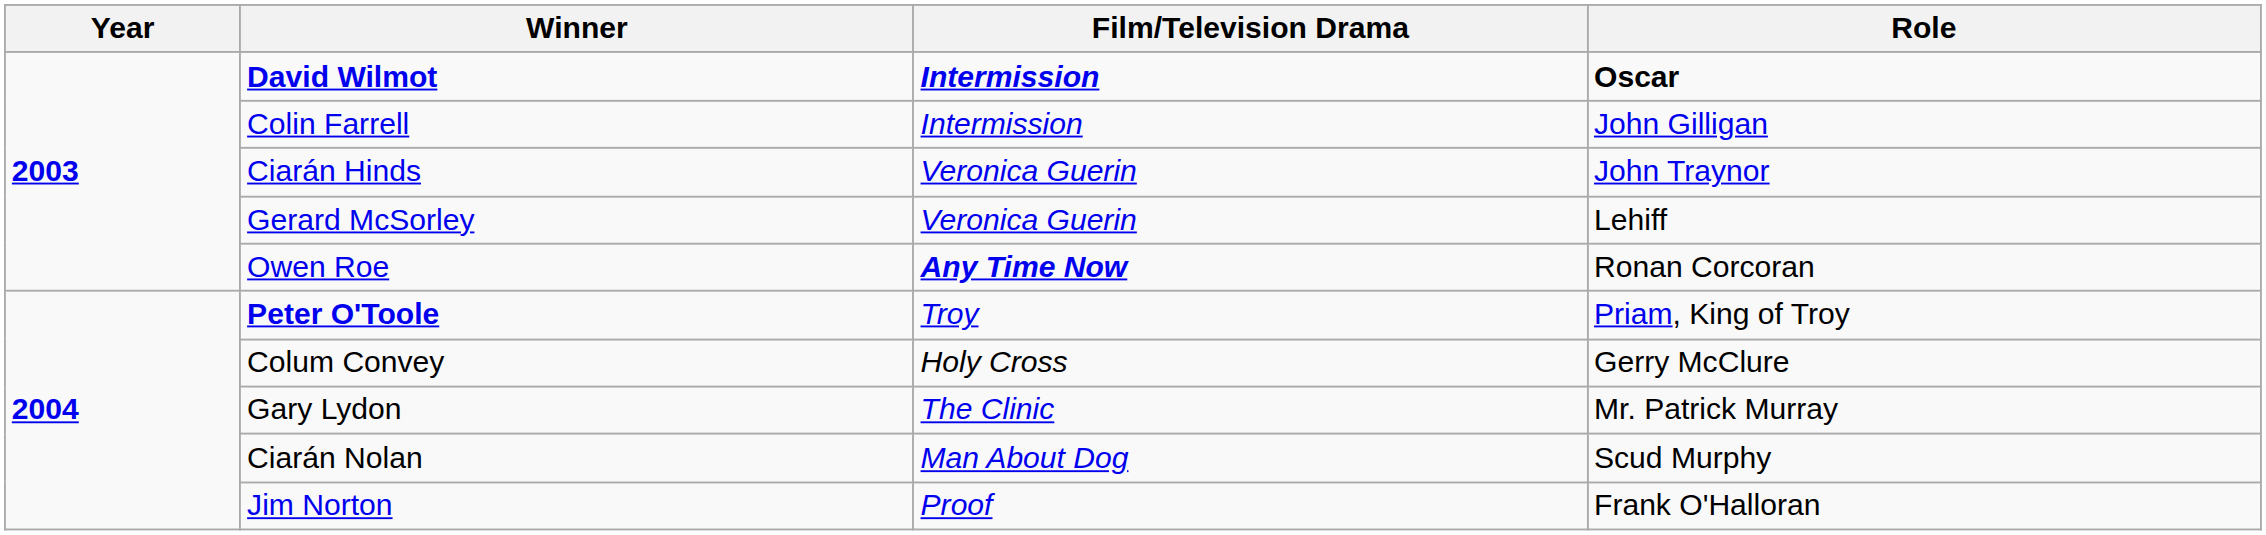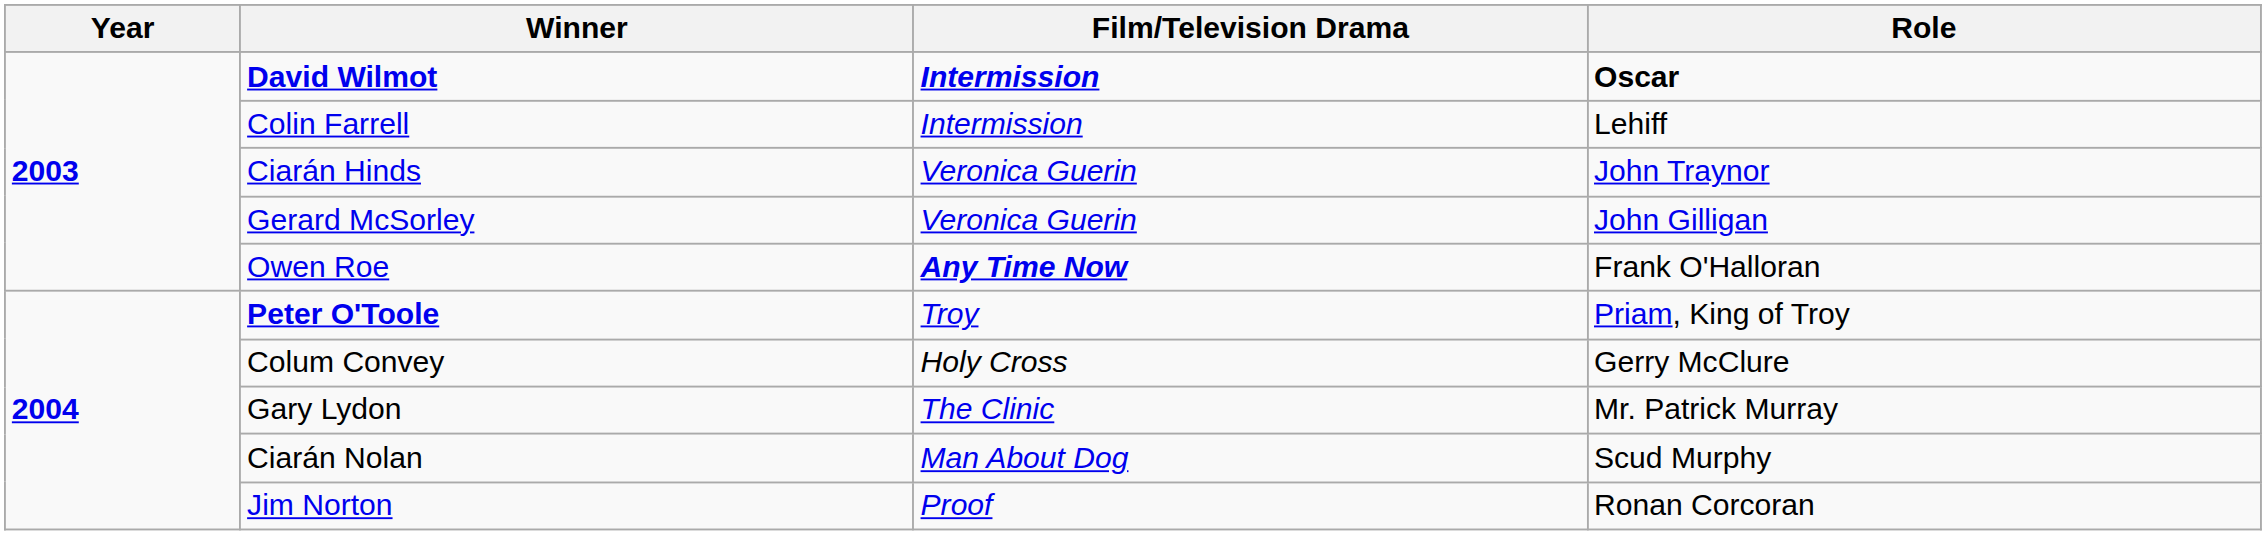(1681, 123) John Gilligan -> (1631, 123) Lehiff
(1631, 219) Lehiff -> (1681, 219) John Gilligan
(1704, 266) Ronan Corcoran -> (1707, 266) Frank O'Halloran
(1707, 505) Frank O'Halloran -> (1704, 505) Ronan Corcoran
